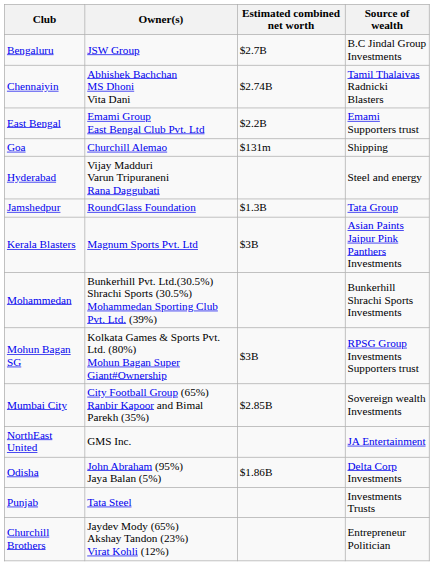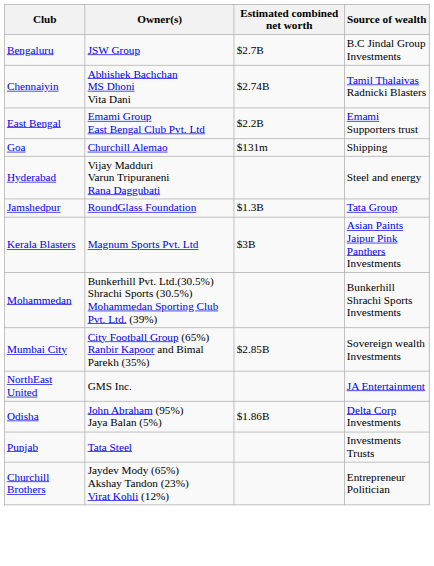- row: (39, 355)
